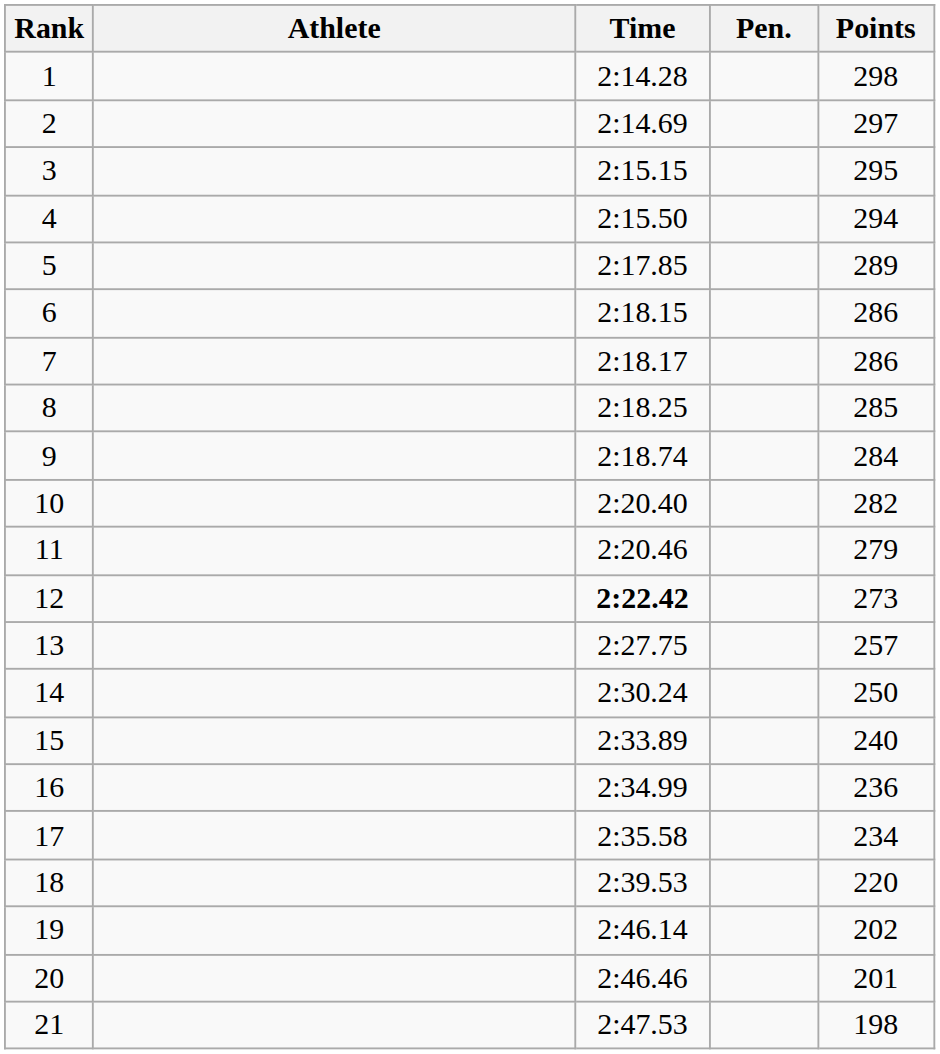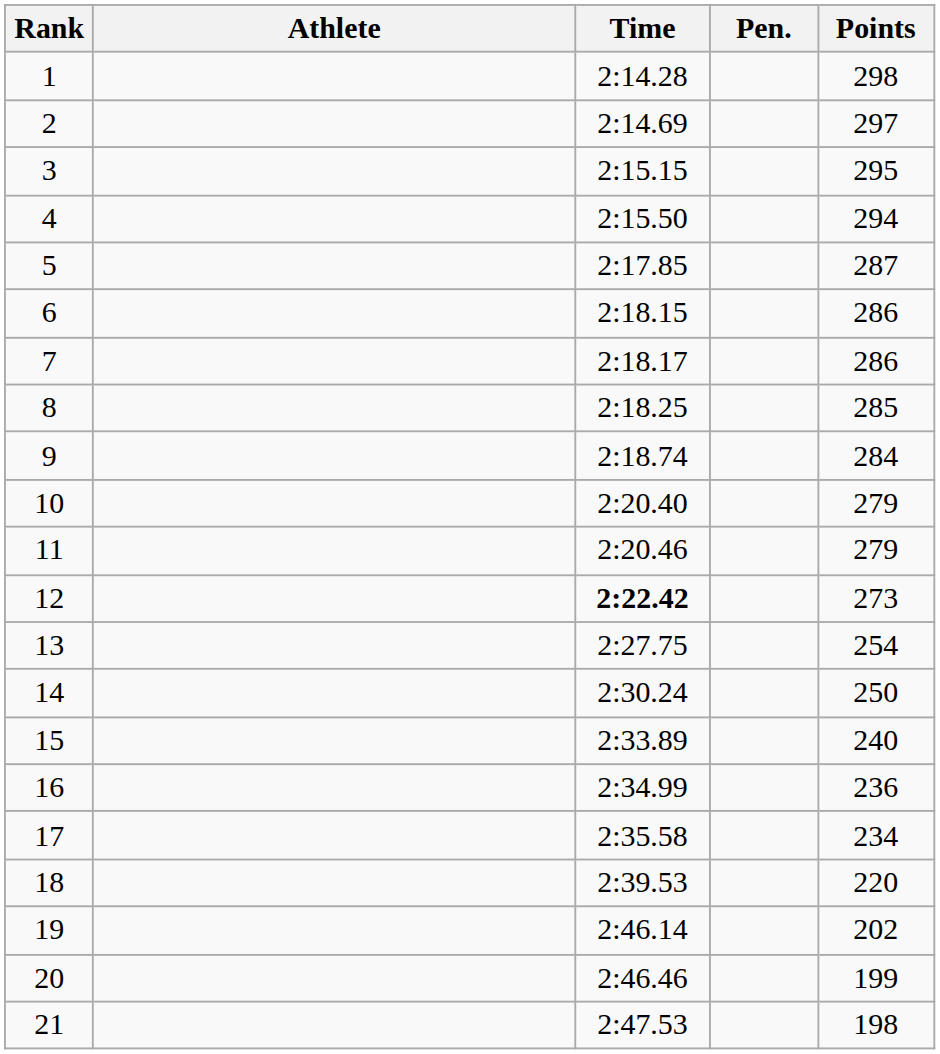(876, 265) 289 -> (876, 265) 287
(876, 502) 282 -> (876, 502) 279
(876, 645) 257 -> (876, 645) 254
(876, 977) 201 -> (876, 977) 199
